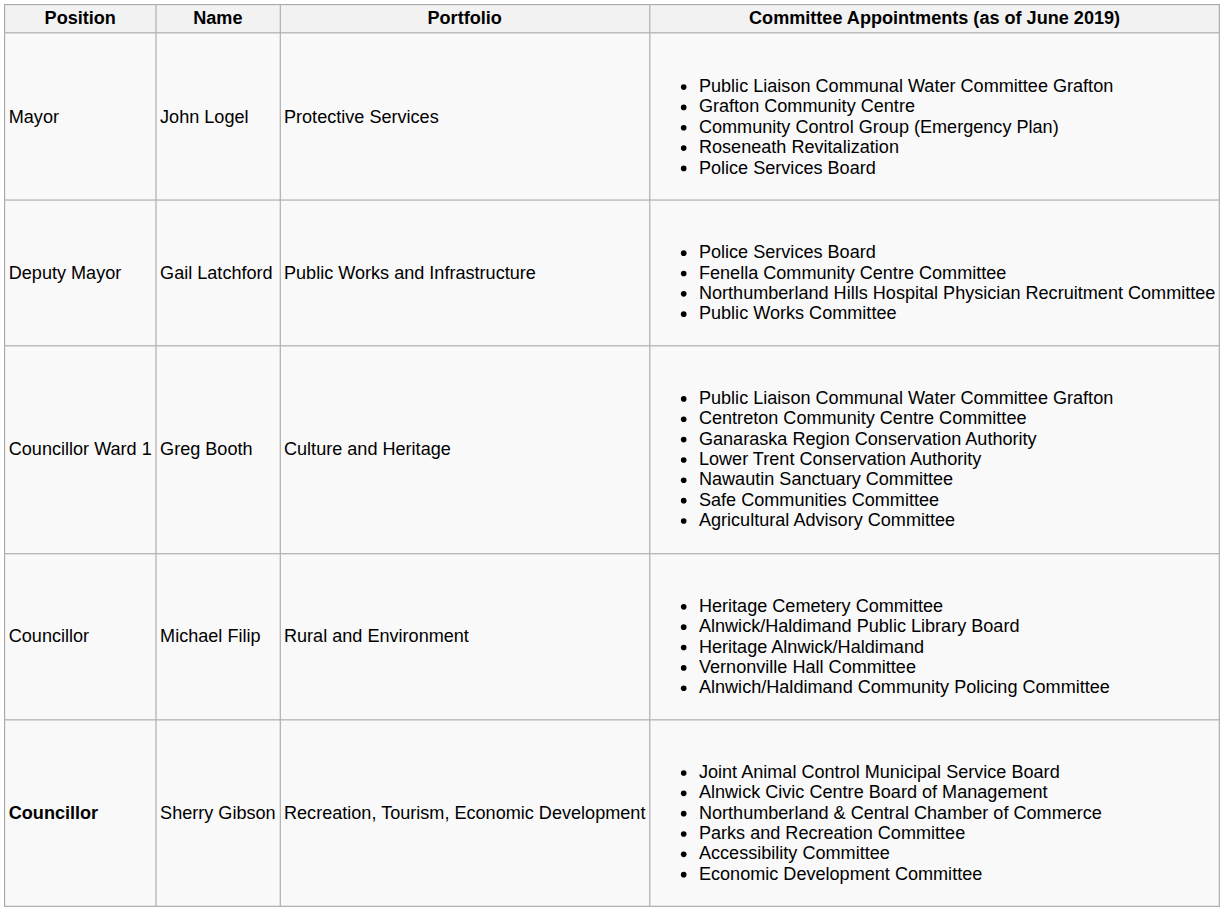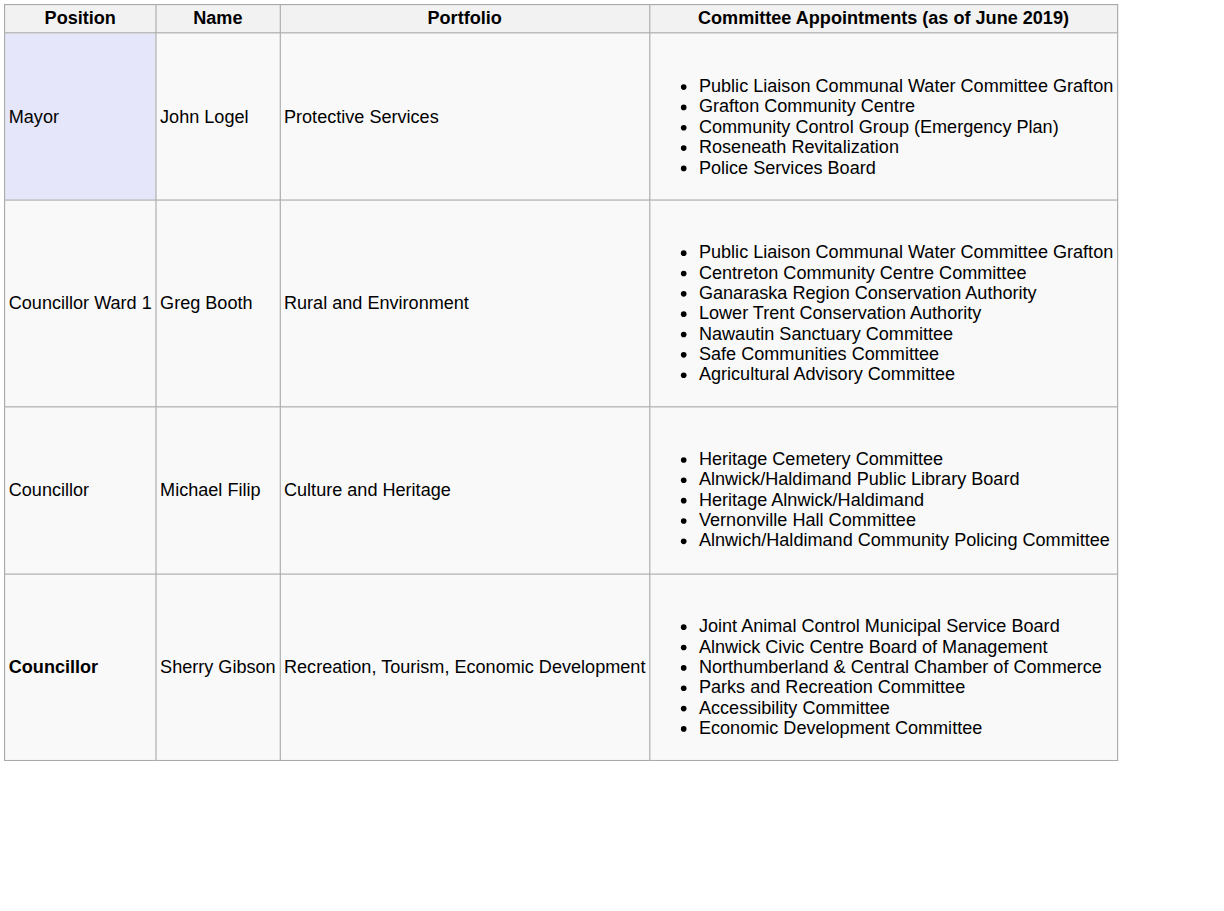(34, 116) no background -> (34, 116) lavender background
- row: (216, 272)
(367, 449) Culture and Heritage -> (376, 303) Rural and Environment
(376, 636) Rural and Environment -> (367, 490) Culture and Heritage
